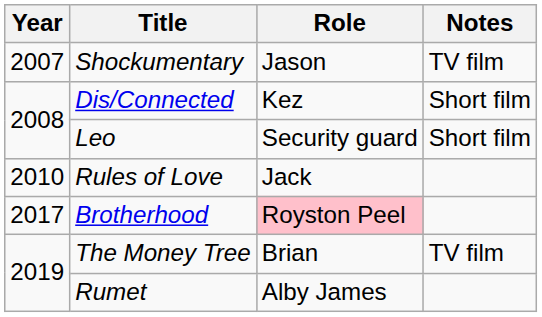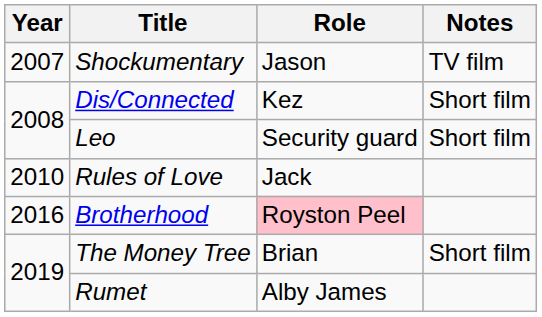(37, 215) 2017 -> (37, 215) 2016
(466, 253) TV film -> (480, 253) Short film
